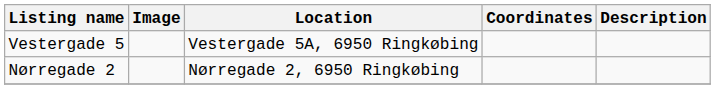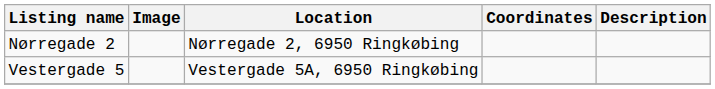rows swapped: (62, 70) <-> (67, 44)
